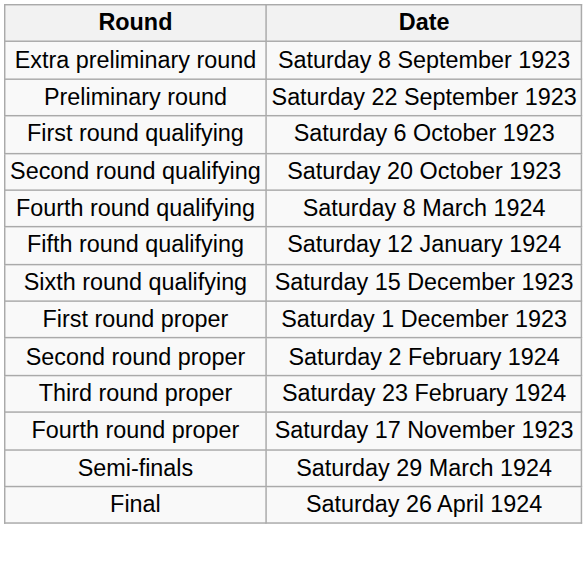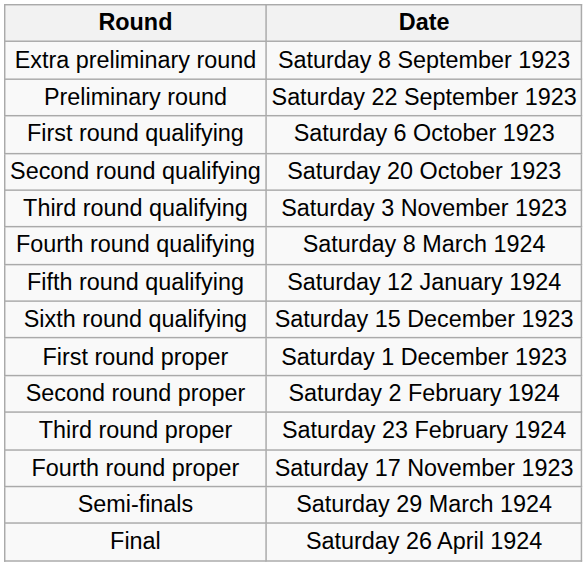+ row: (135, 208)
